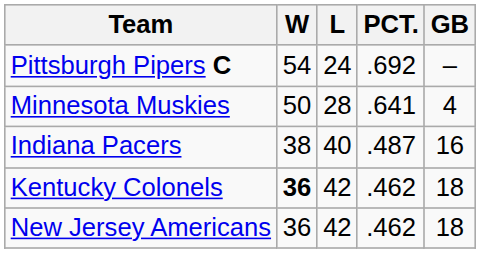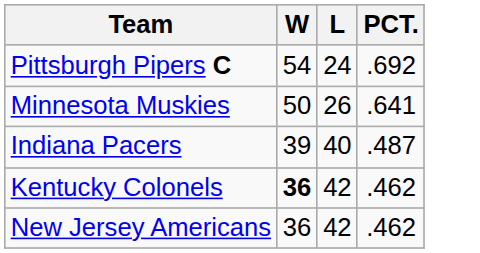- column: (450, 24)
(337, 106) 28 -> (337, 106) 26
(297, 146) 38 -> (297, 146) 39
